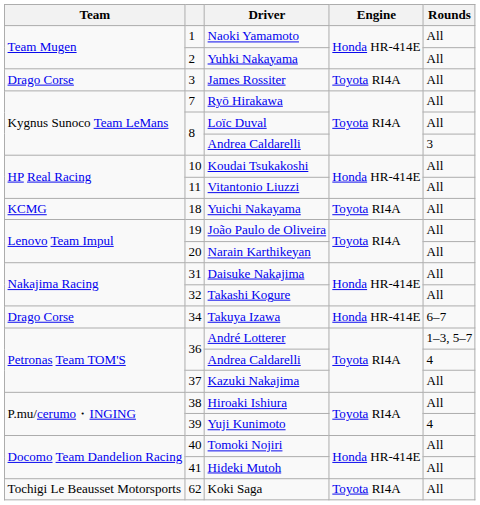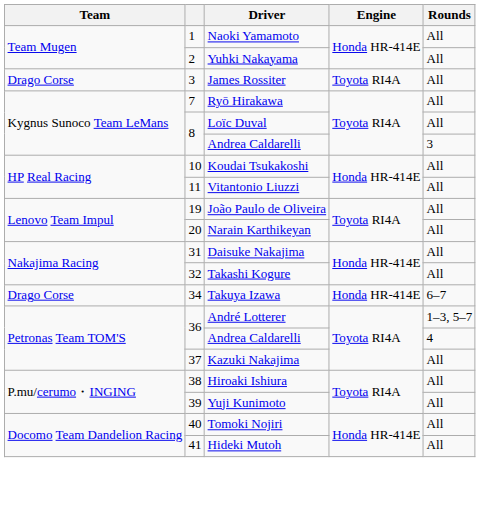- row: (195, 208)
(430, 424) 4 -> (435, 402) All
- row: (195, 488)
